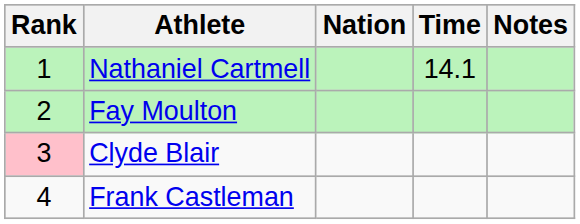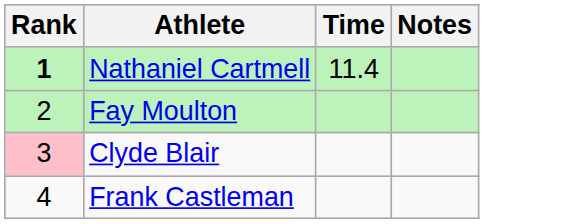- column: (364, 25)
(44, 68) normal -> (44, 68) bold
(450, 68) 14.1 -> (354, 68) 11.4
